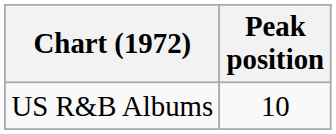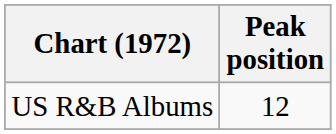(275, 105) 10 -> (275, 105) 12
